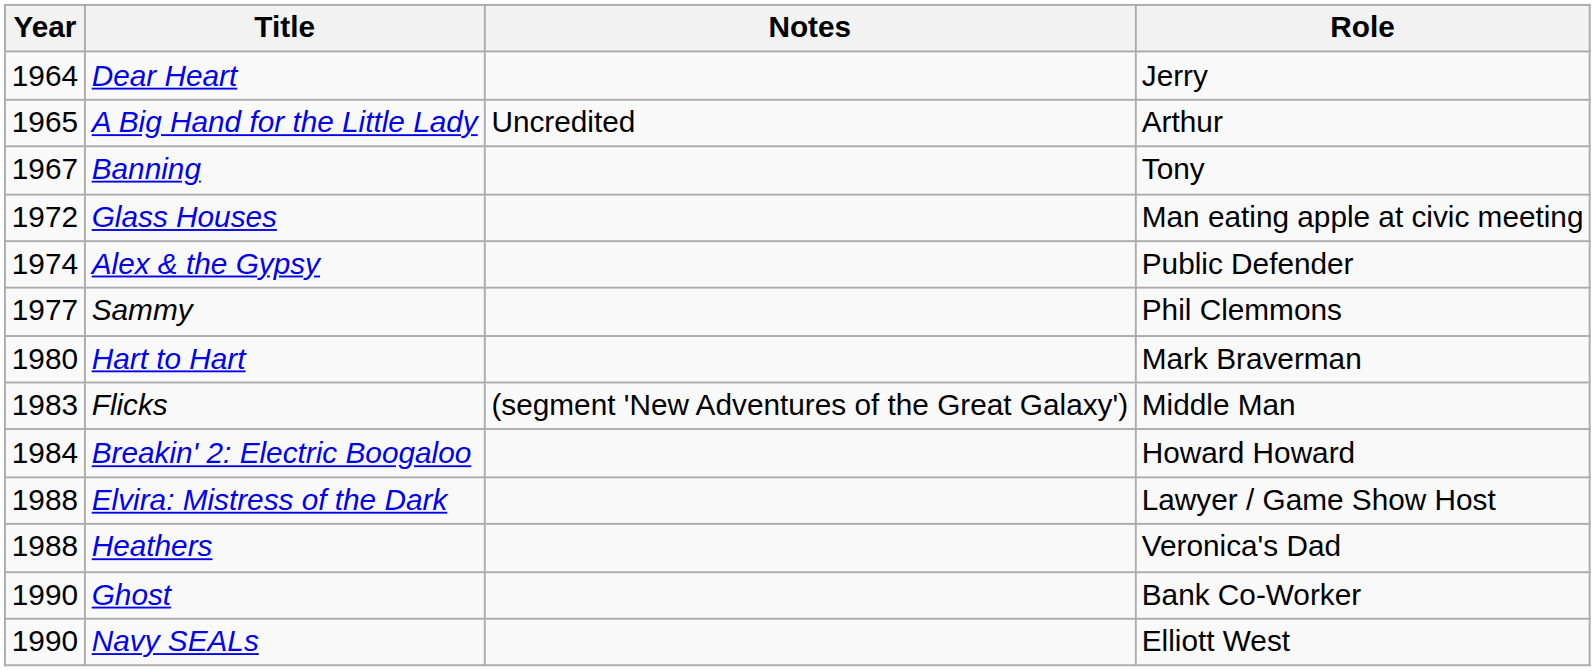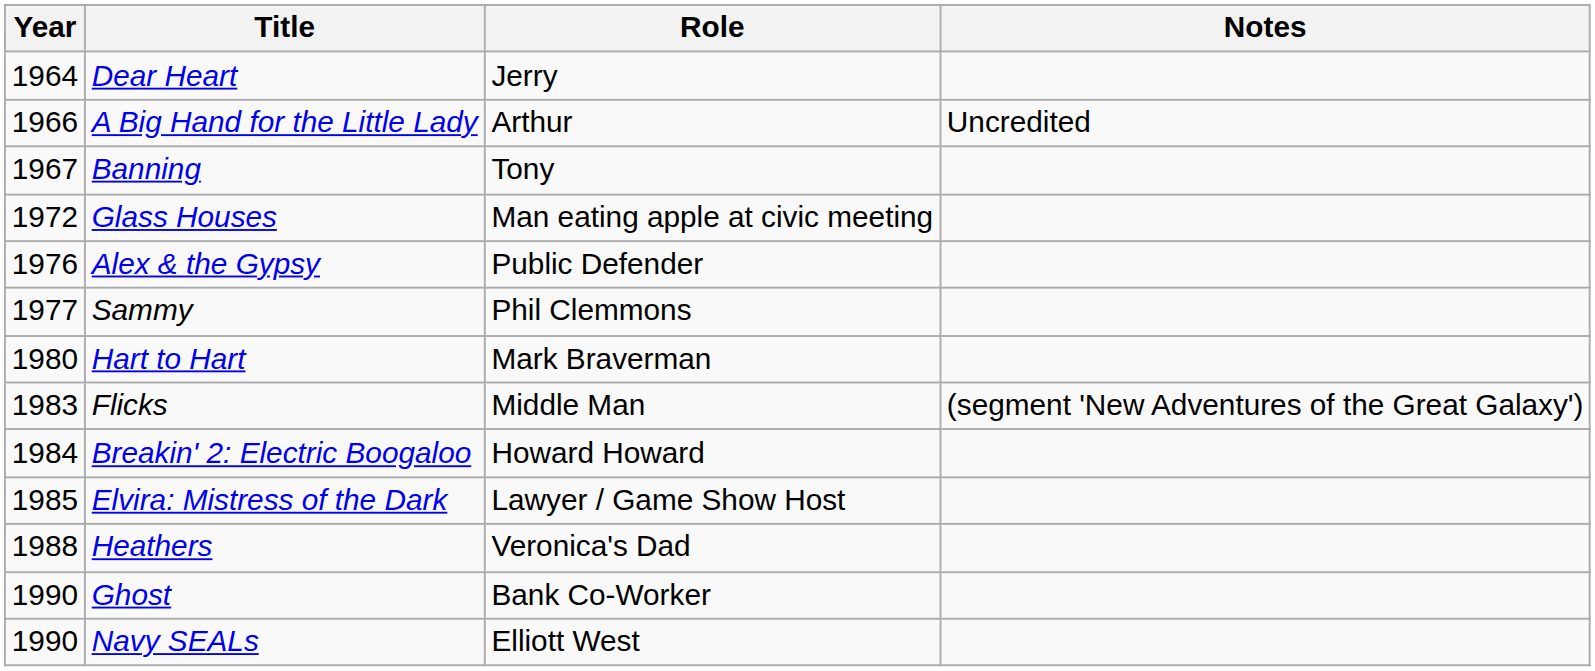columns swapped: (1363, 28) <-> (810, 28)
(45, 122) 1965 -> (45, 122) 1966
(45, 264) 1974 -> (45, 264) 1976
(45, 500) 1988 -> (45, 500) 1985
